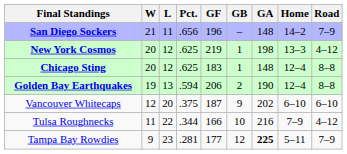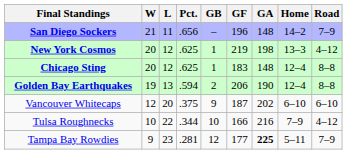columns swapped: (239, 13) <-> (214, 13)
(150, 121) 11 -> (150, 121) 10
